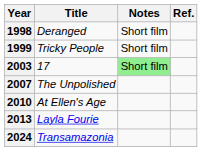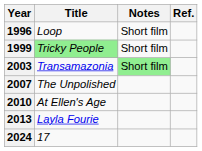+ row: (19, 31)
- row: (19, 31)
(71, 48) no background -> (71, 48) lightgreen background
(43, 66) 17 -> (75, 66) Transamazonia
(75, 137) Transamazonia -> (43, 137) 17
